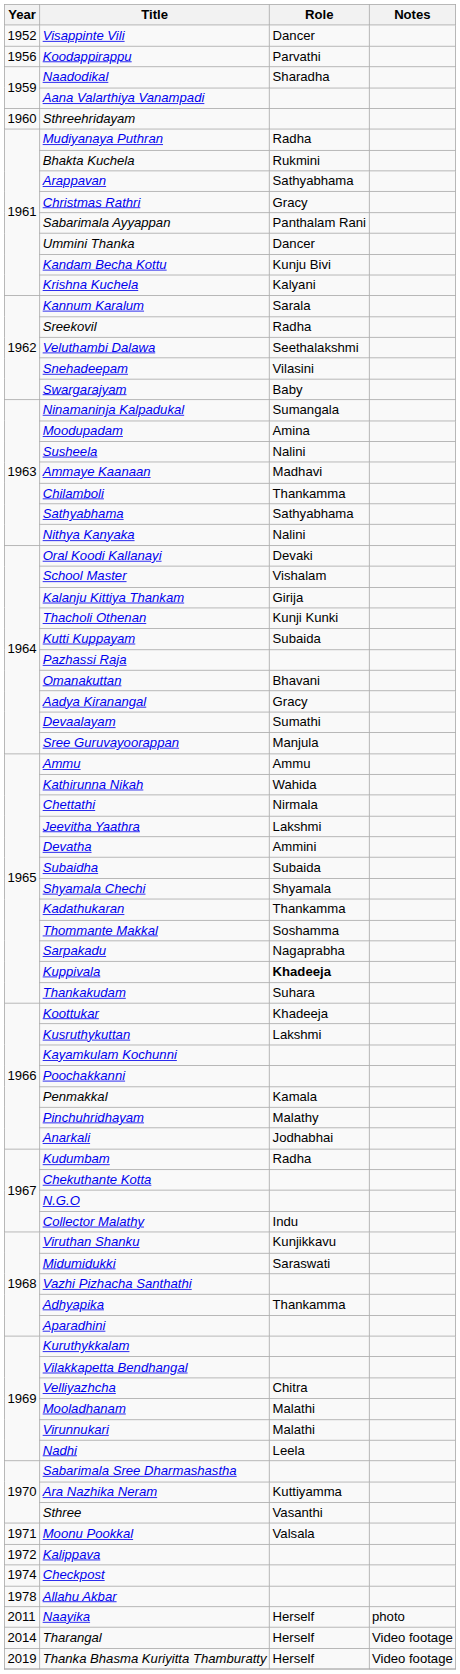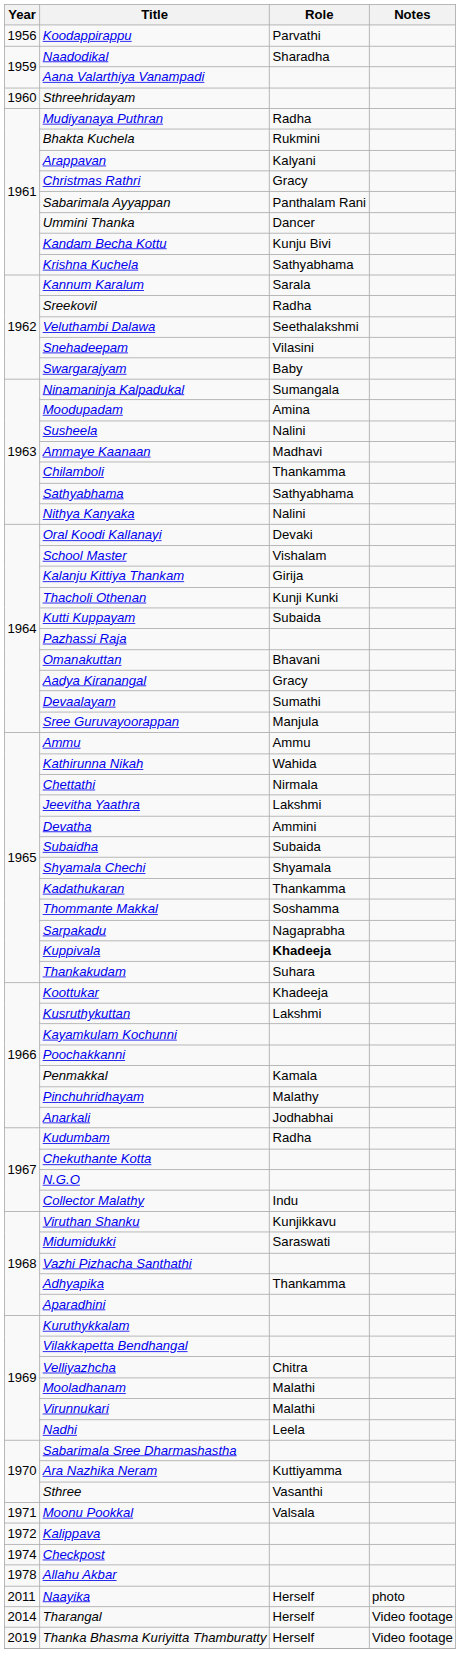- row: (84, 35)
(313, 181) Sathyabhama -> (294, 160) Kalyani
(294, 285) Kalyani -> (313, 264) Sathyabhama
